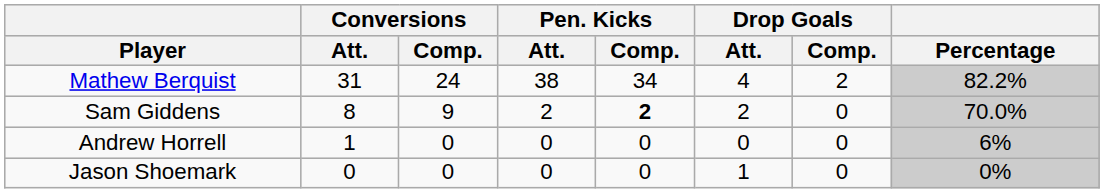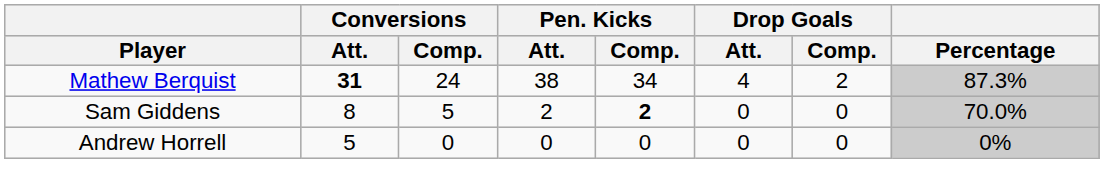(350, 81) normal -> (350, 81) bold
(995, 81) 82.2% -> (995, 81) 87.3%
(448, 111) 9 -> (448, 111) 5
(744, 111) 2 -> (744, 111) 0
(350, 142) 1 -> (350, 142) 5
(995, 142) 6% -> (995, 142) 0%
- row: (153, 172)
